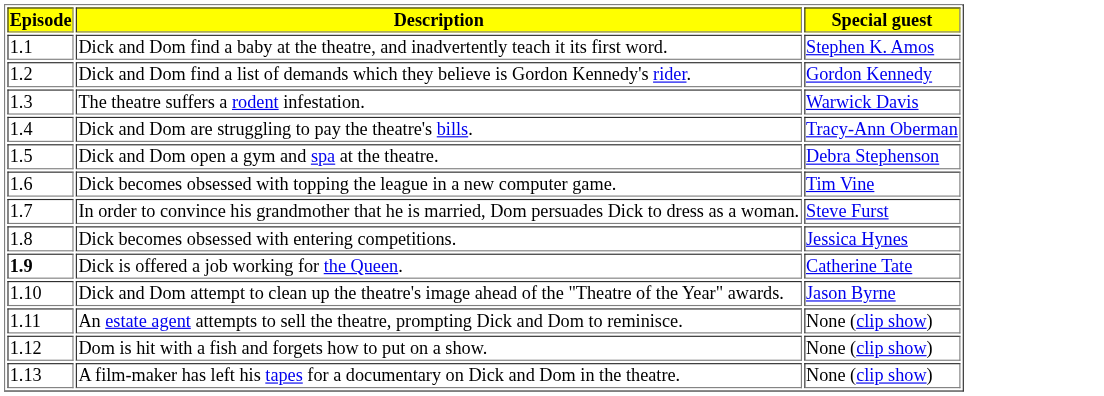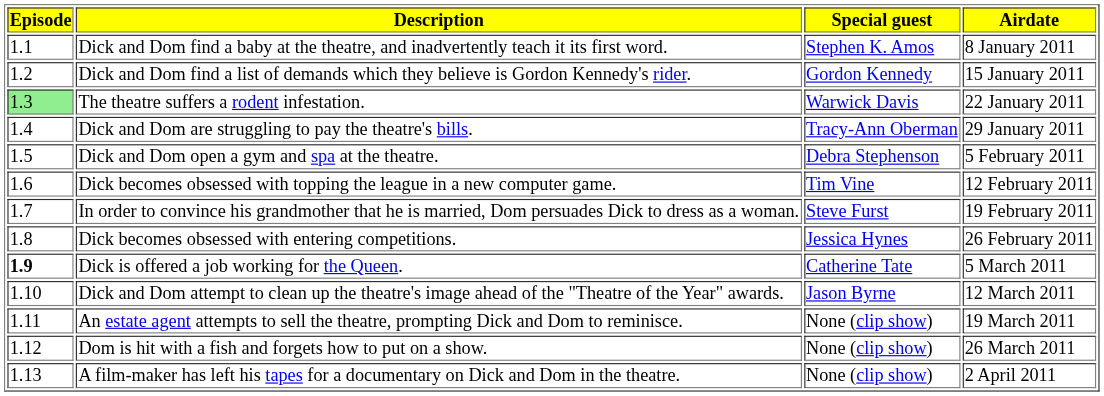+ column: (1029, 19)
(21, 101) no background -> (21, 101) lightgreen background
